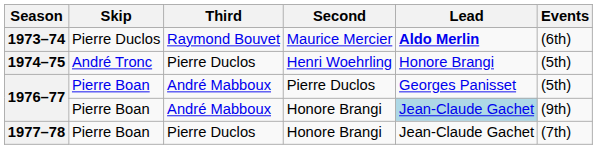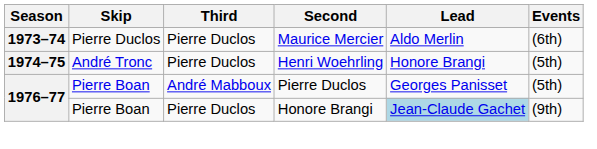(224, 39) Raymond Bouvet -> (211, 39) Pierre Duclos
(439, 39) bold -> (427, 39) normal
(219, 109) André Mabboux -> (211, 109) Pierre Duclos
- row: (37, 132)
